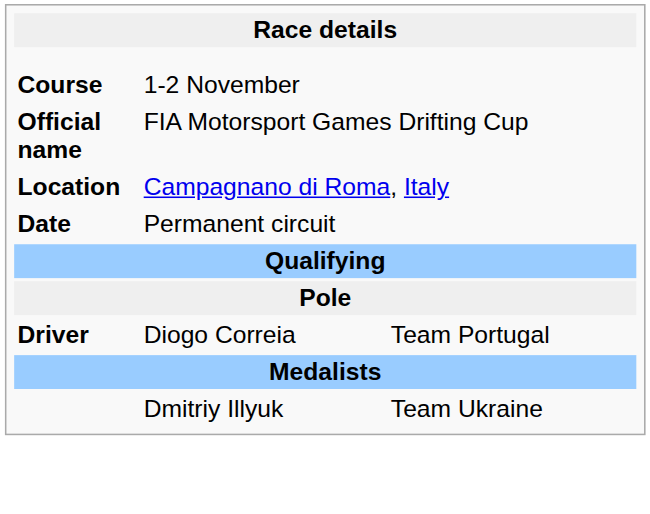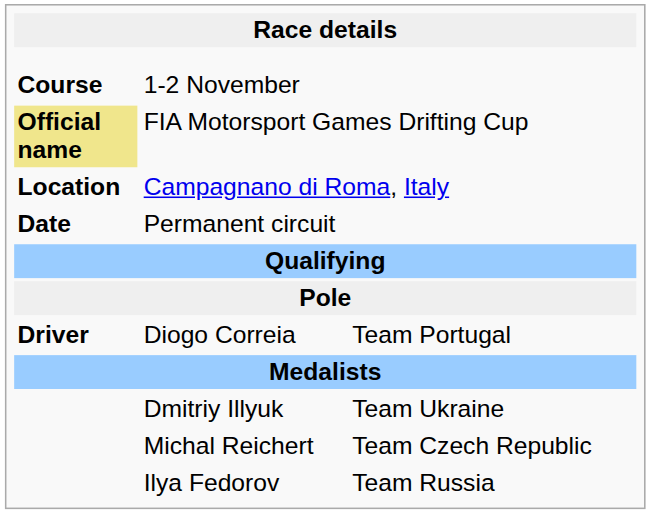(59, 136) no background -> (59, 136) khaki background
+ row: (229, 445)
+ row: (211, 482)
